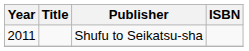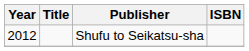(22, 35) 2011 -> (22, 35) 2012
